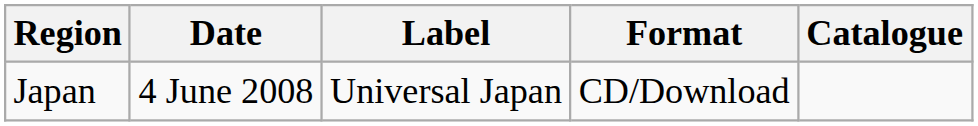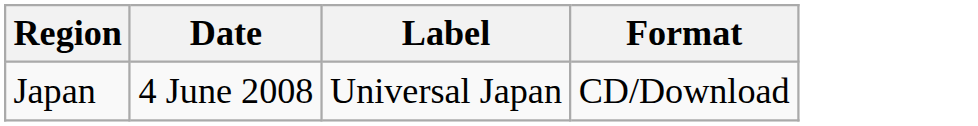- column: (885, 33)
